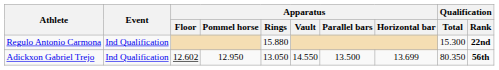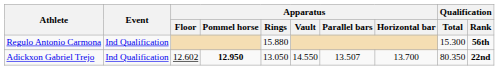(481, 42) 22nd -> (481, 42) 56th
(231, 58) normal -> (231, 58) bold
(347, 58) 13.500 -> (347, 58) 13.507
(406, 58) 13.699 -> (406, 58) 13.700
(481, 58) 56th -> (481, 58) 22nd
